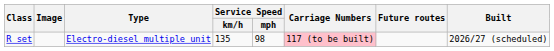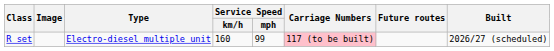(223, 39) 135 -> (223, 39) 160
(260, 39) 98 -> (260, 39) 99
